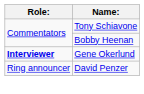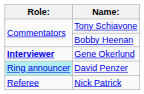(39, 68) no background -> (39, 68) paleturquoise background
+ row: (98, 82)
